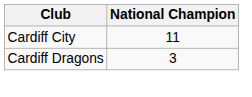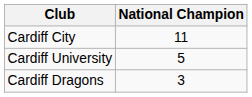+ row: (60, 59)
